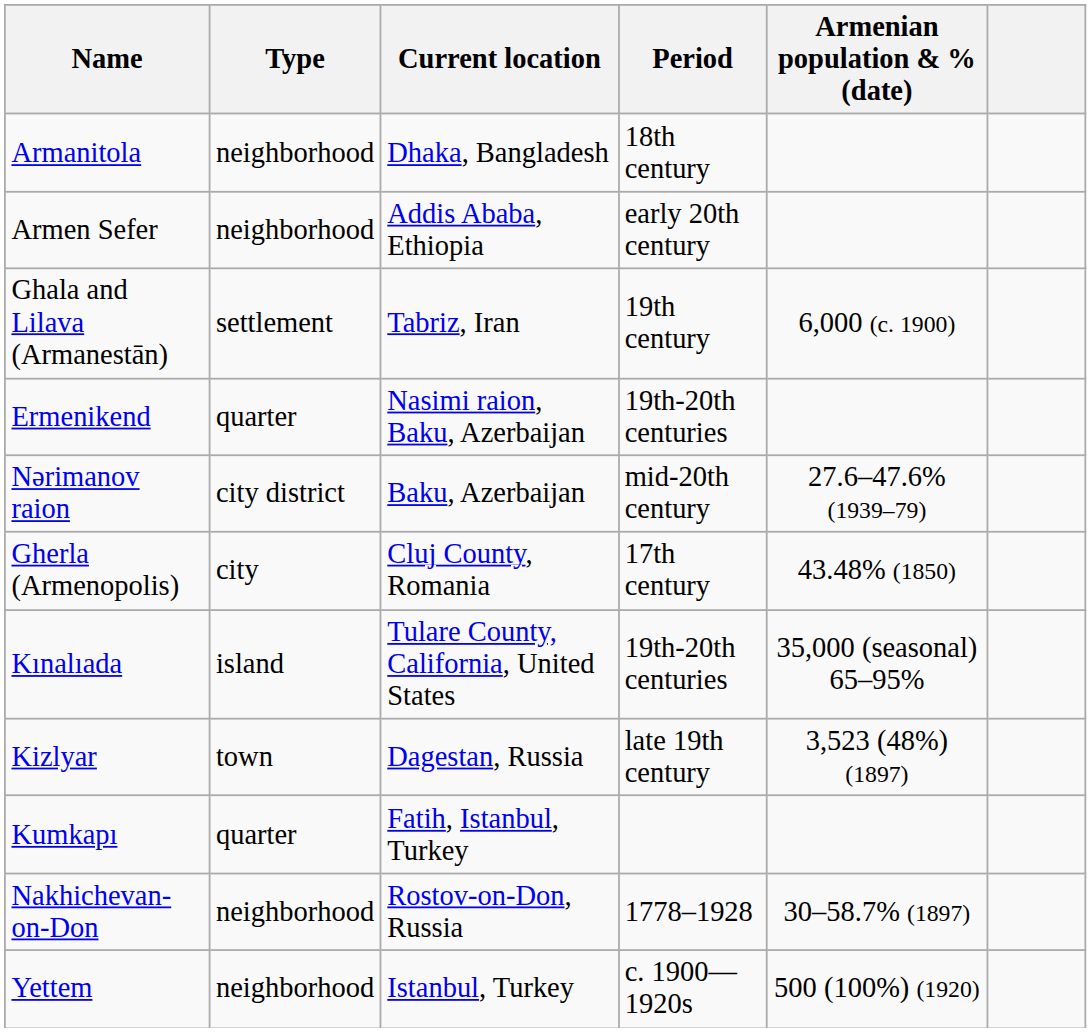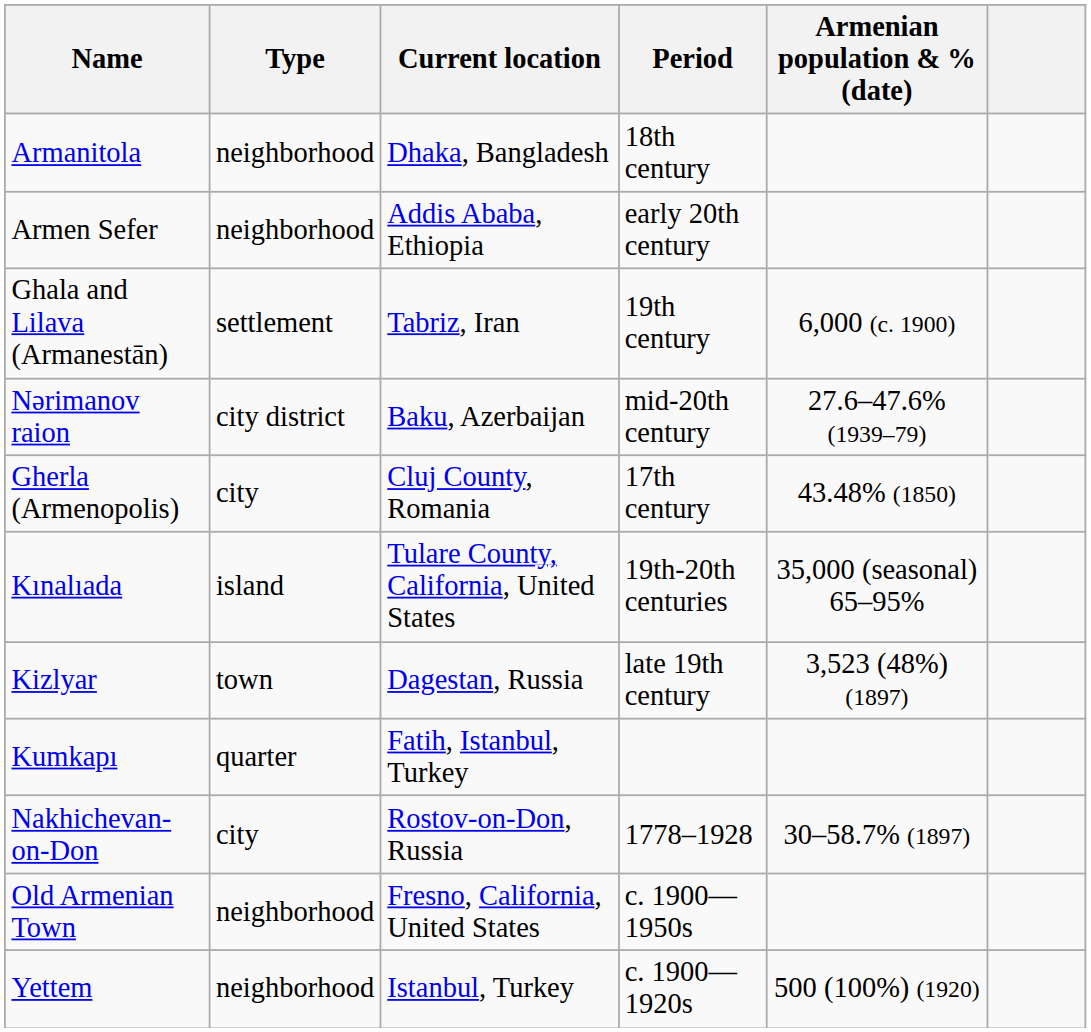- row: (81, 416)
(295, 911) neighborhood -> (237, 834) city
+ row: (93, 911)
